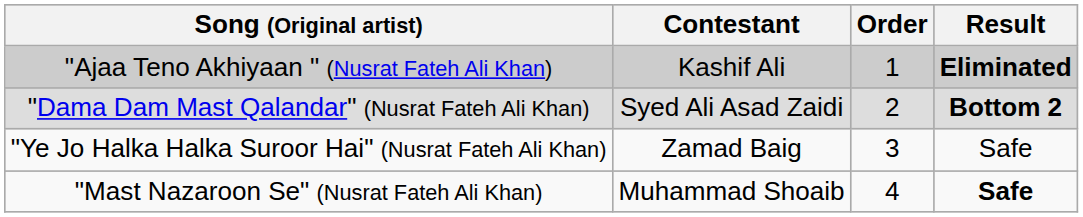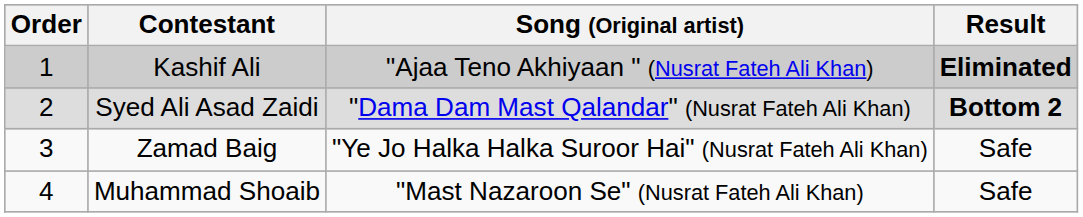columns swapped: (892, 25) <-> (309, 25)
(1006, 190) bold -> (1006, 190) normal
